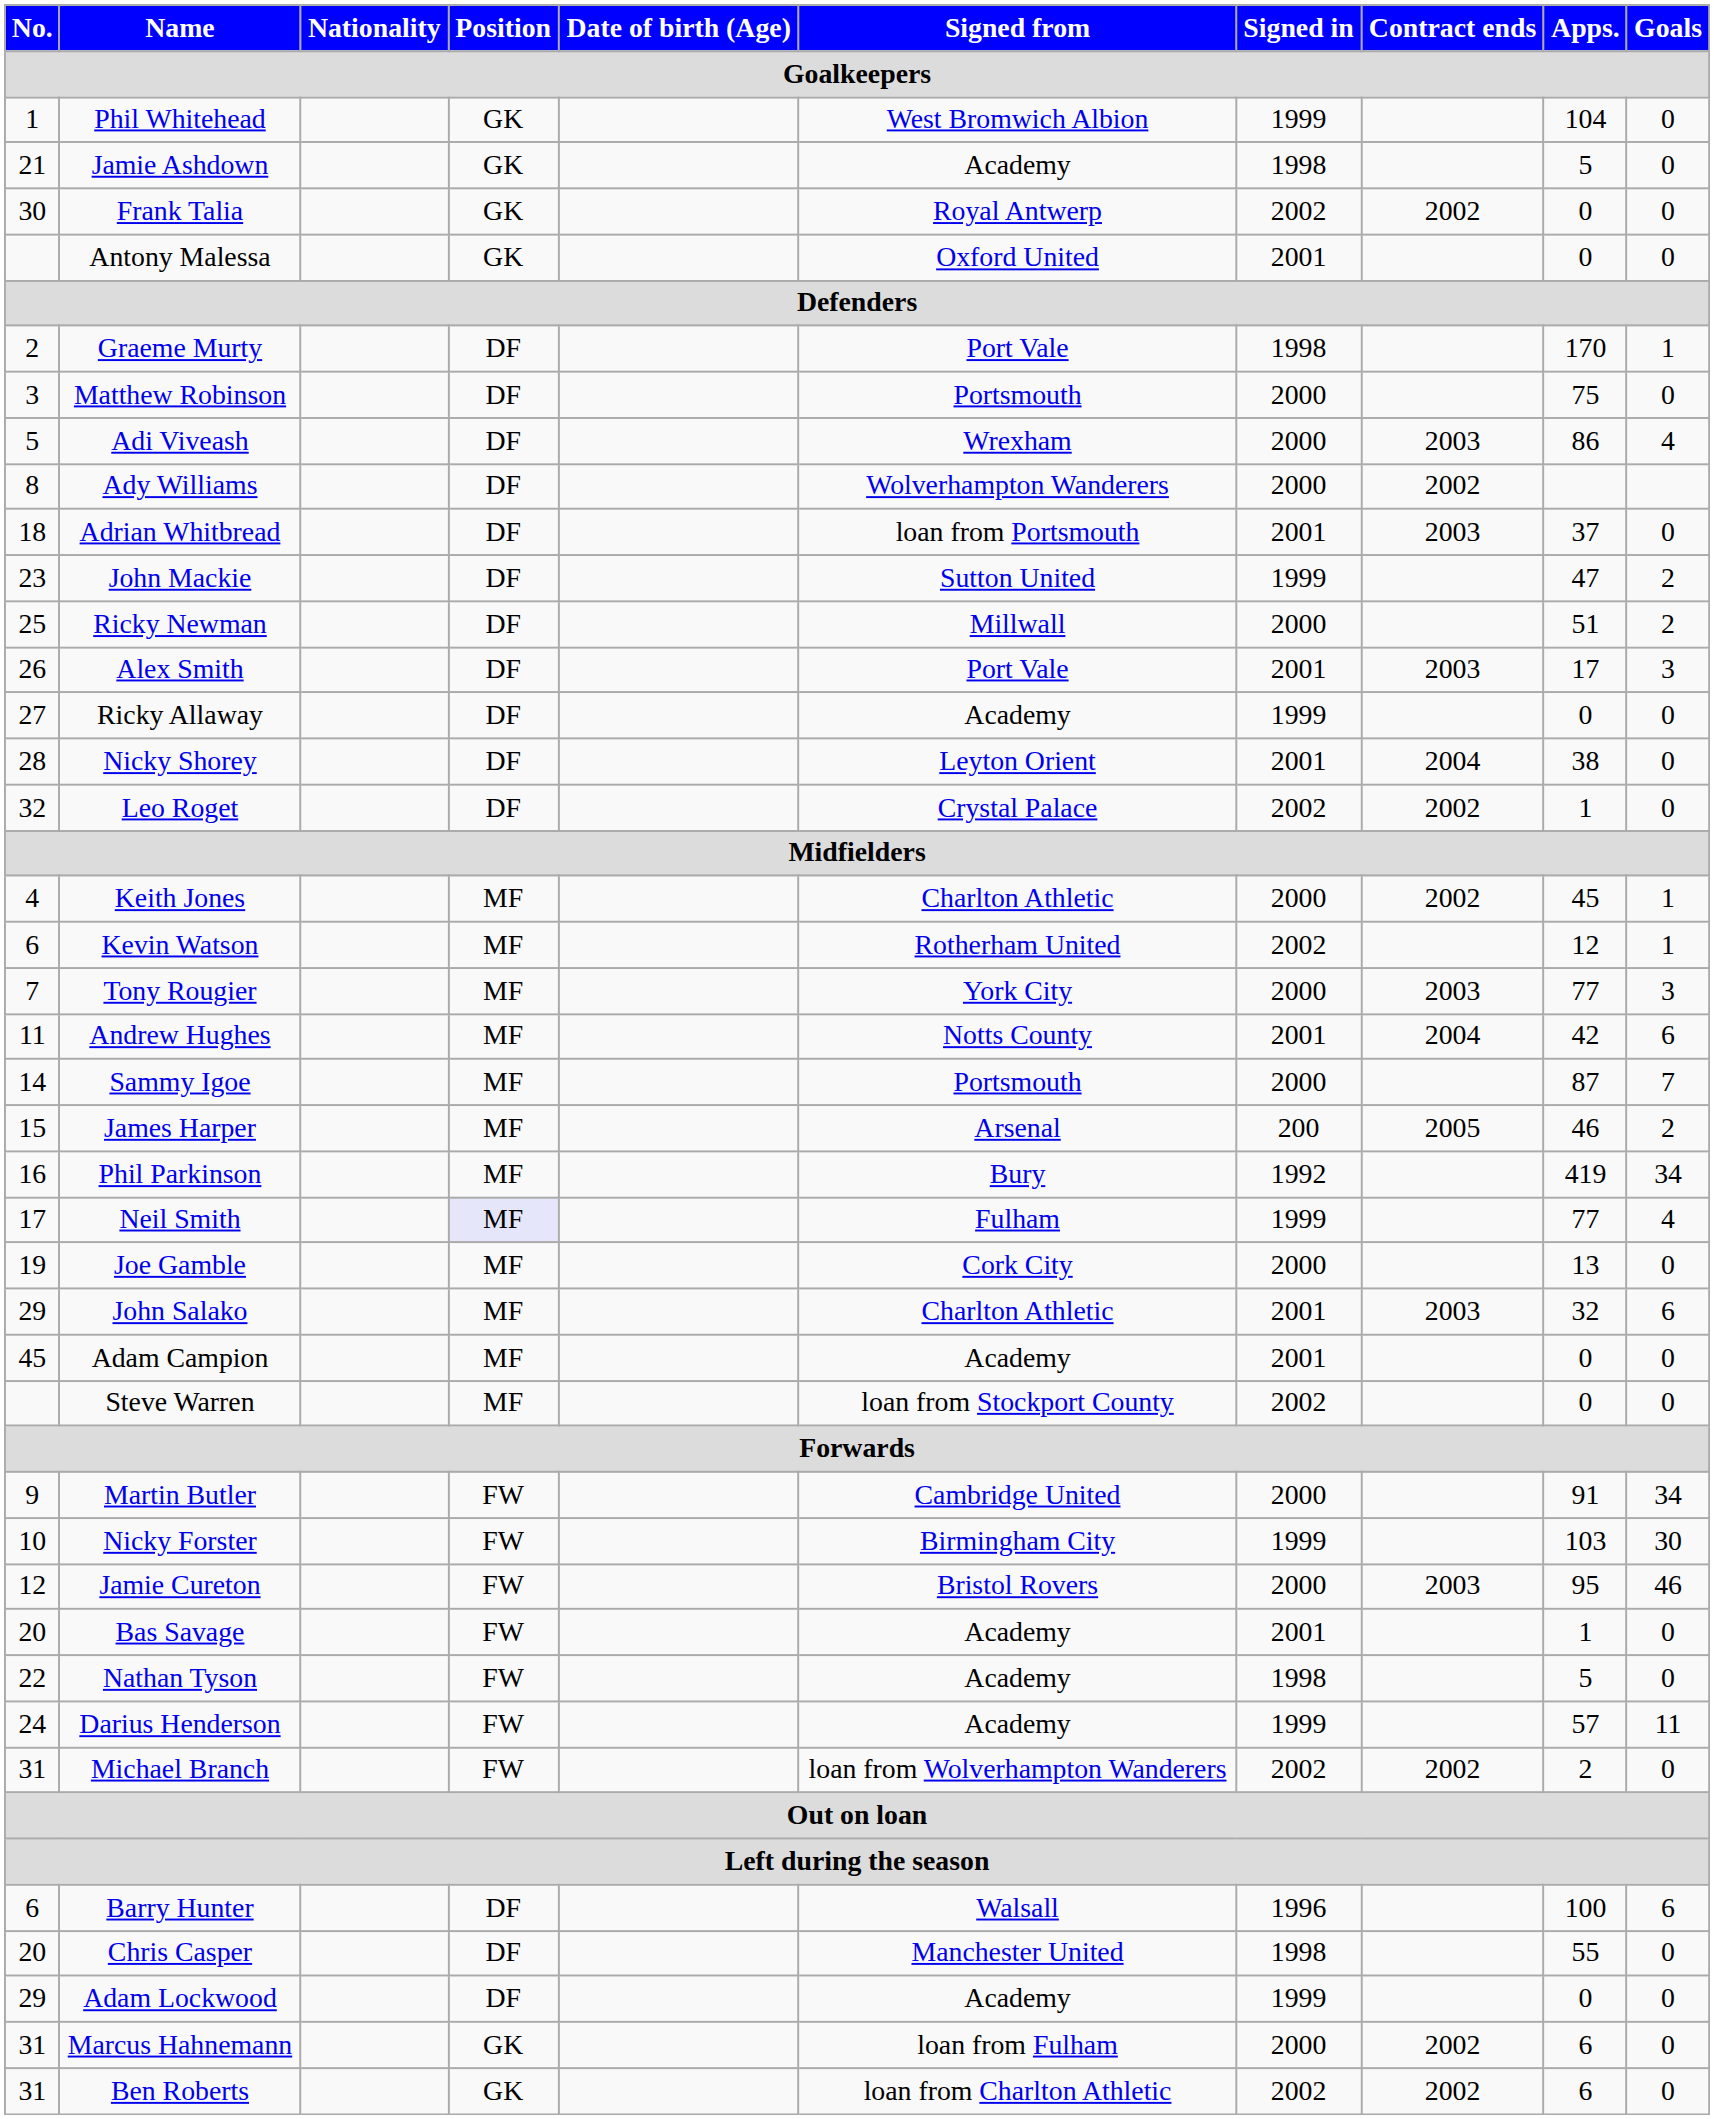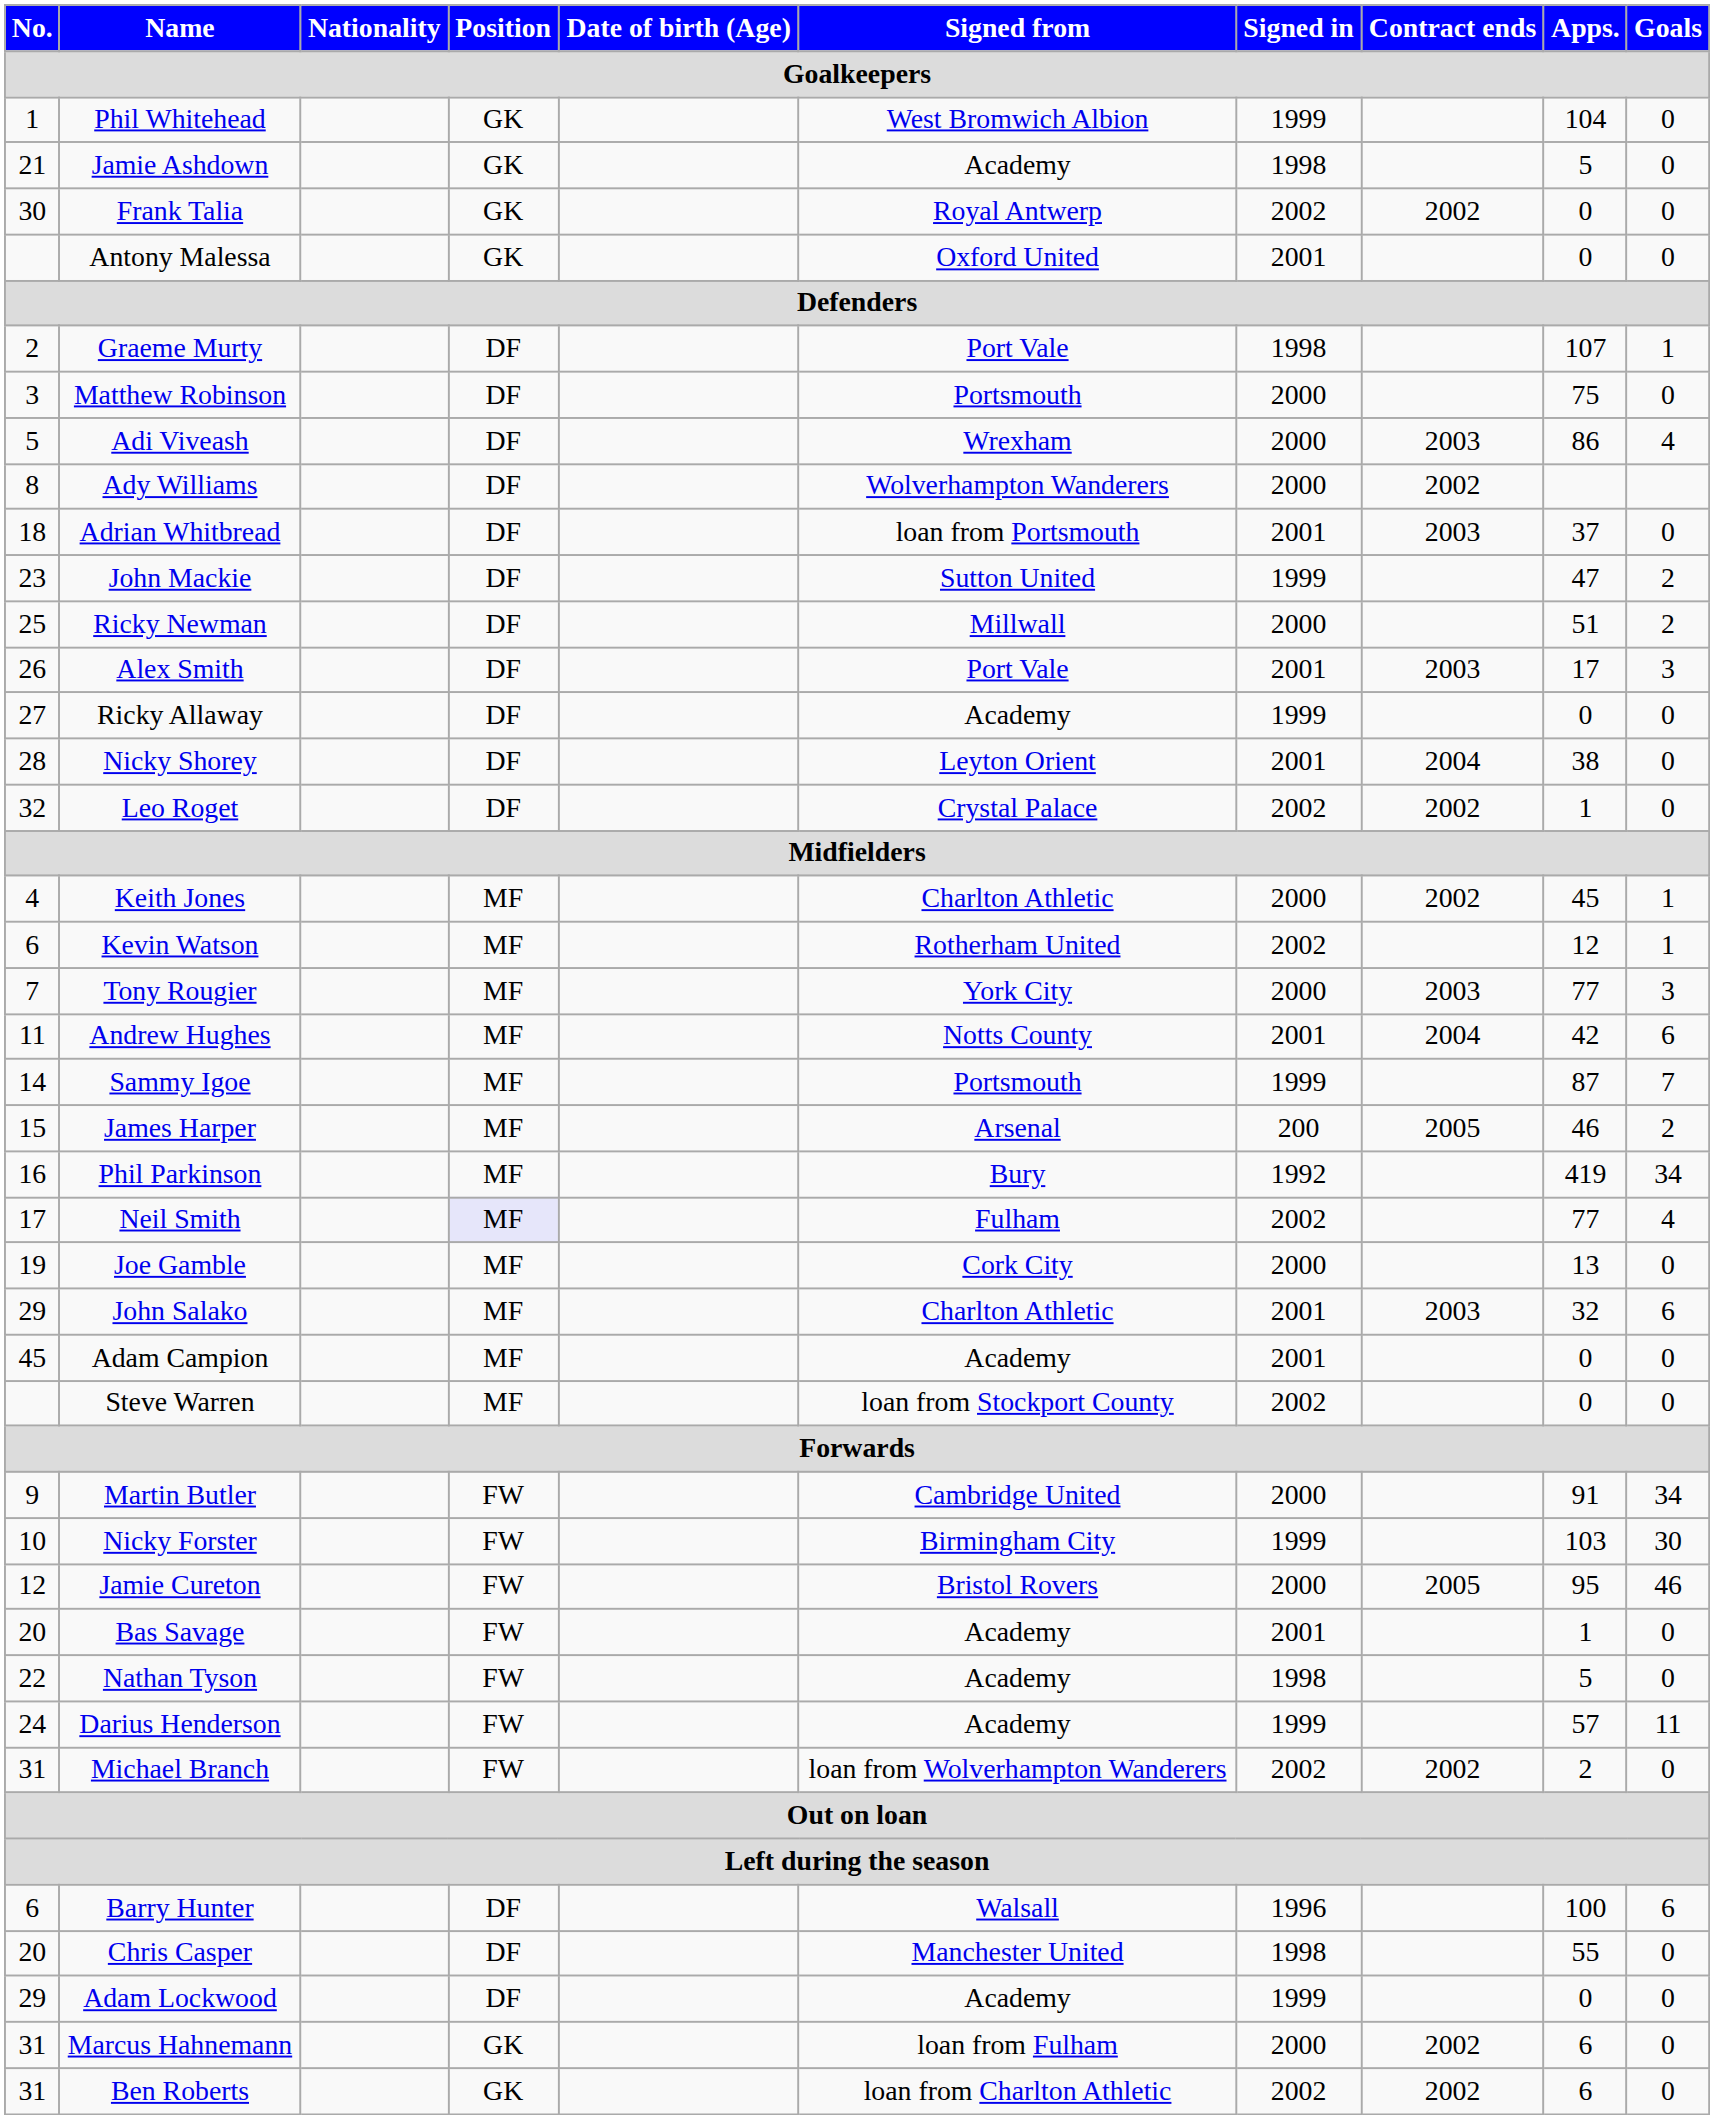(1585, 348) 170 -> (1585, 348) 107
(1299, 1082) 2000 -> (1299, 1082) 1999
(1299, 1219) 1999 -> (1299, 1219) 2002
(1453, 1586) 2003 -> (1453, 1586) 2005
